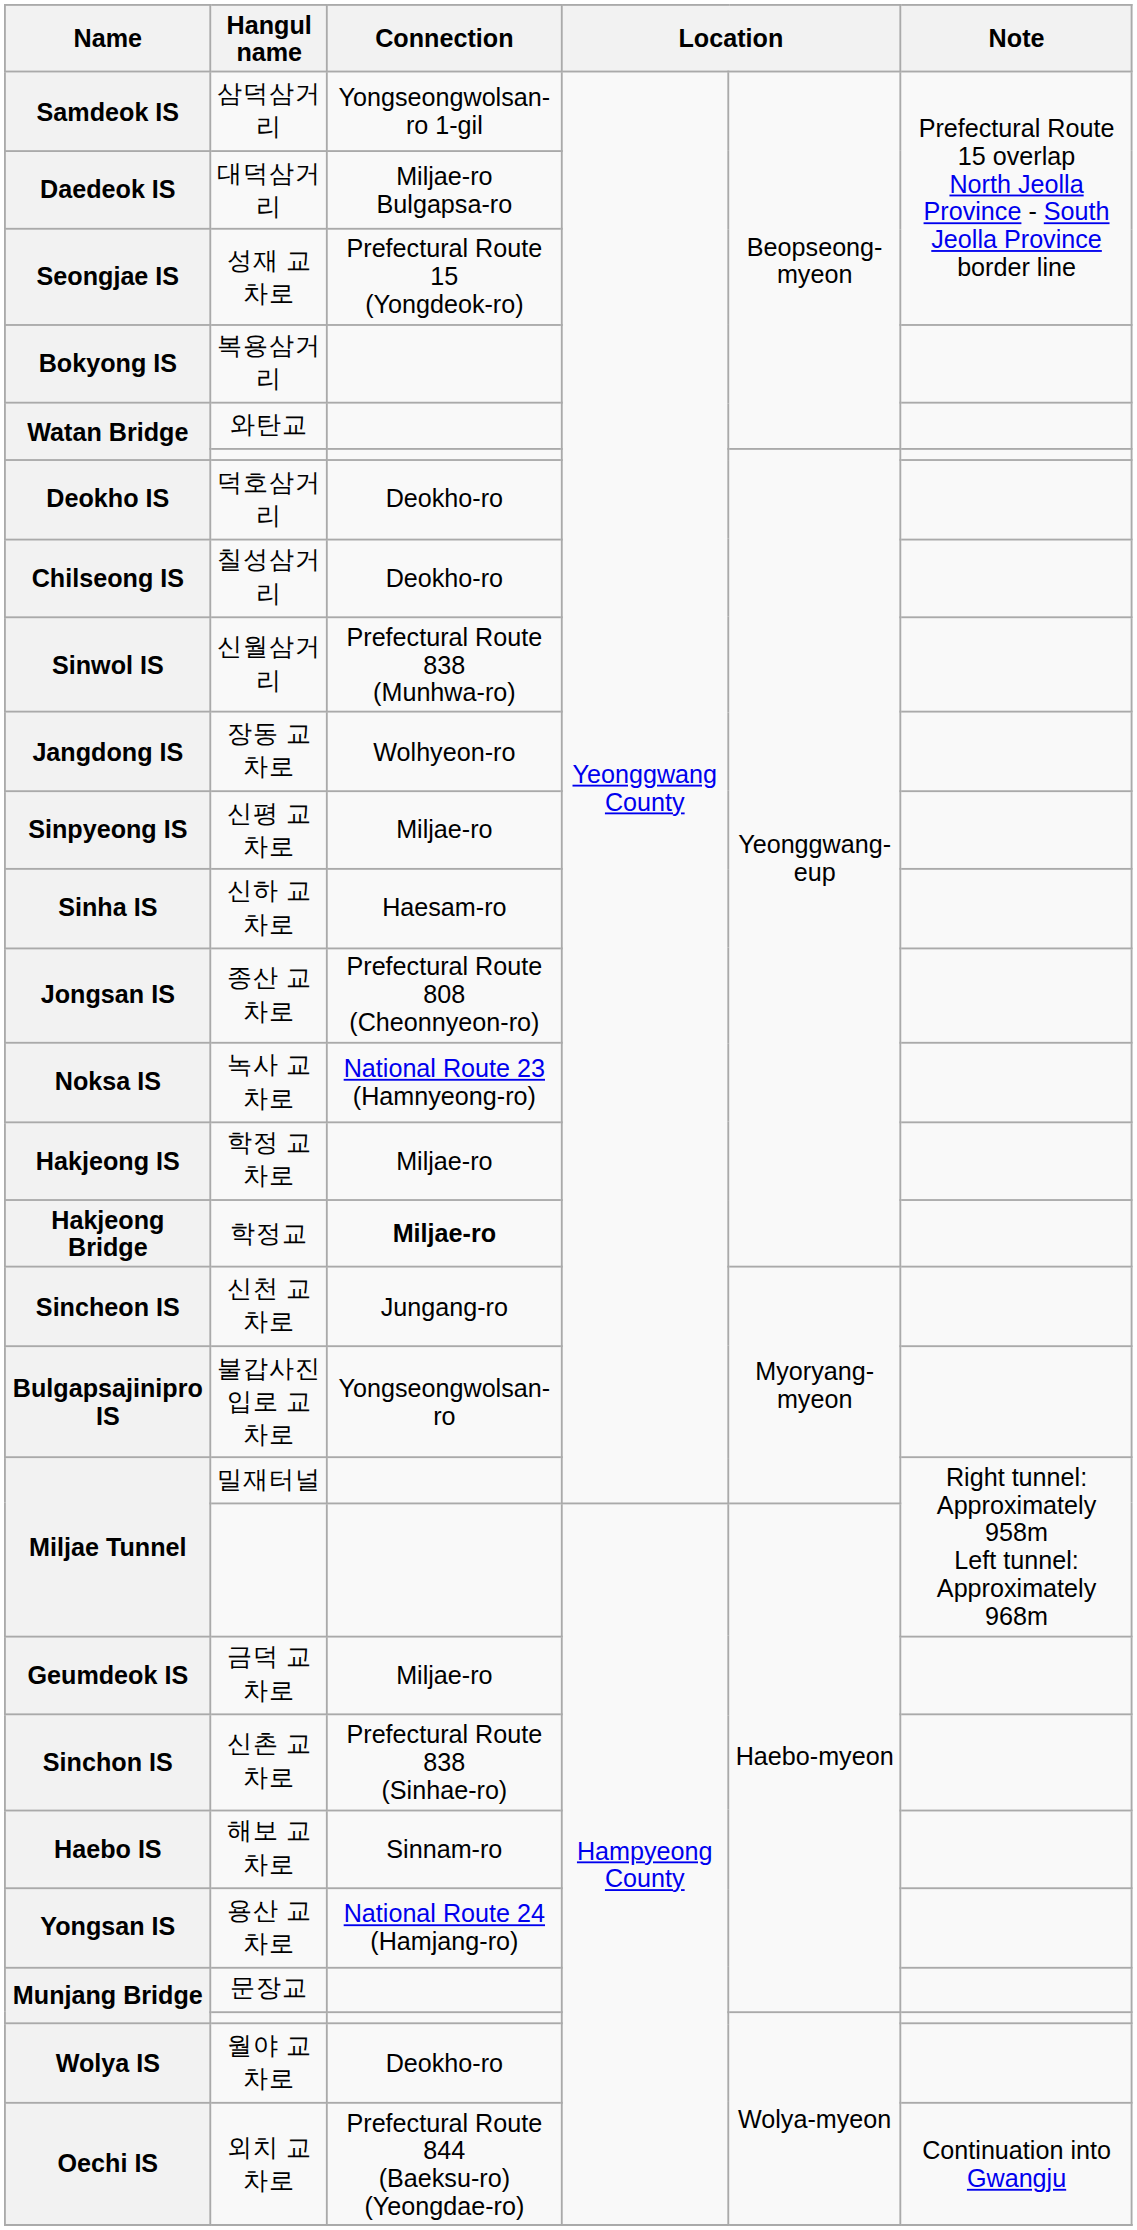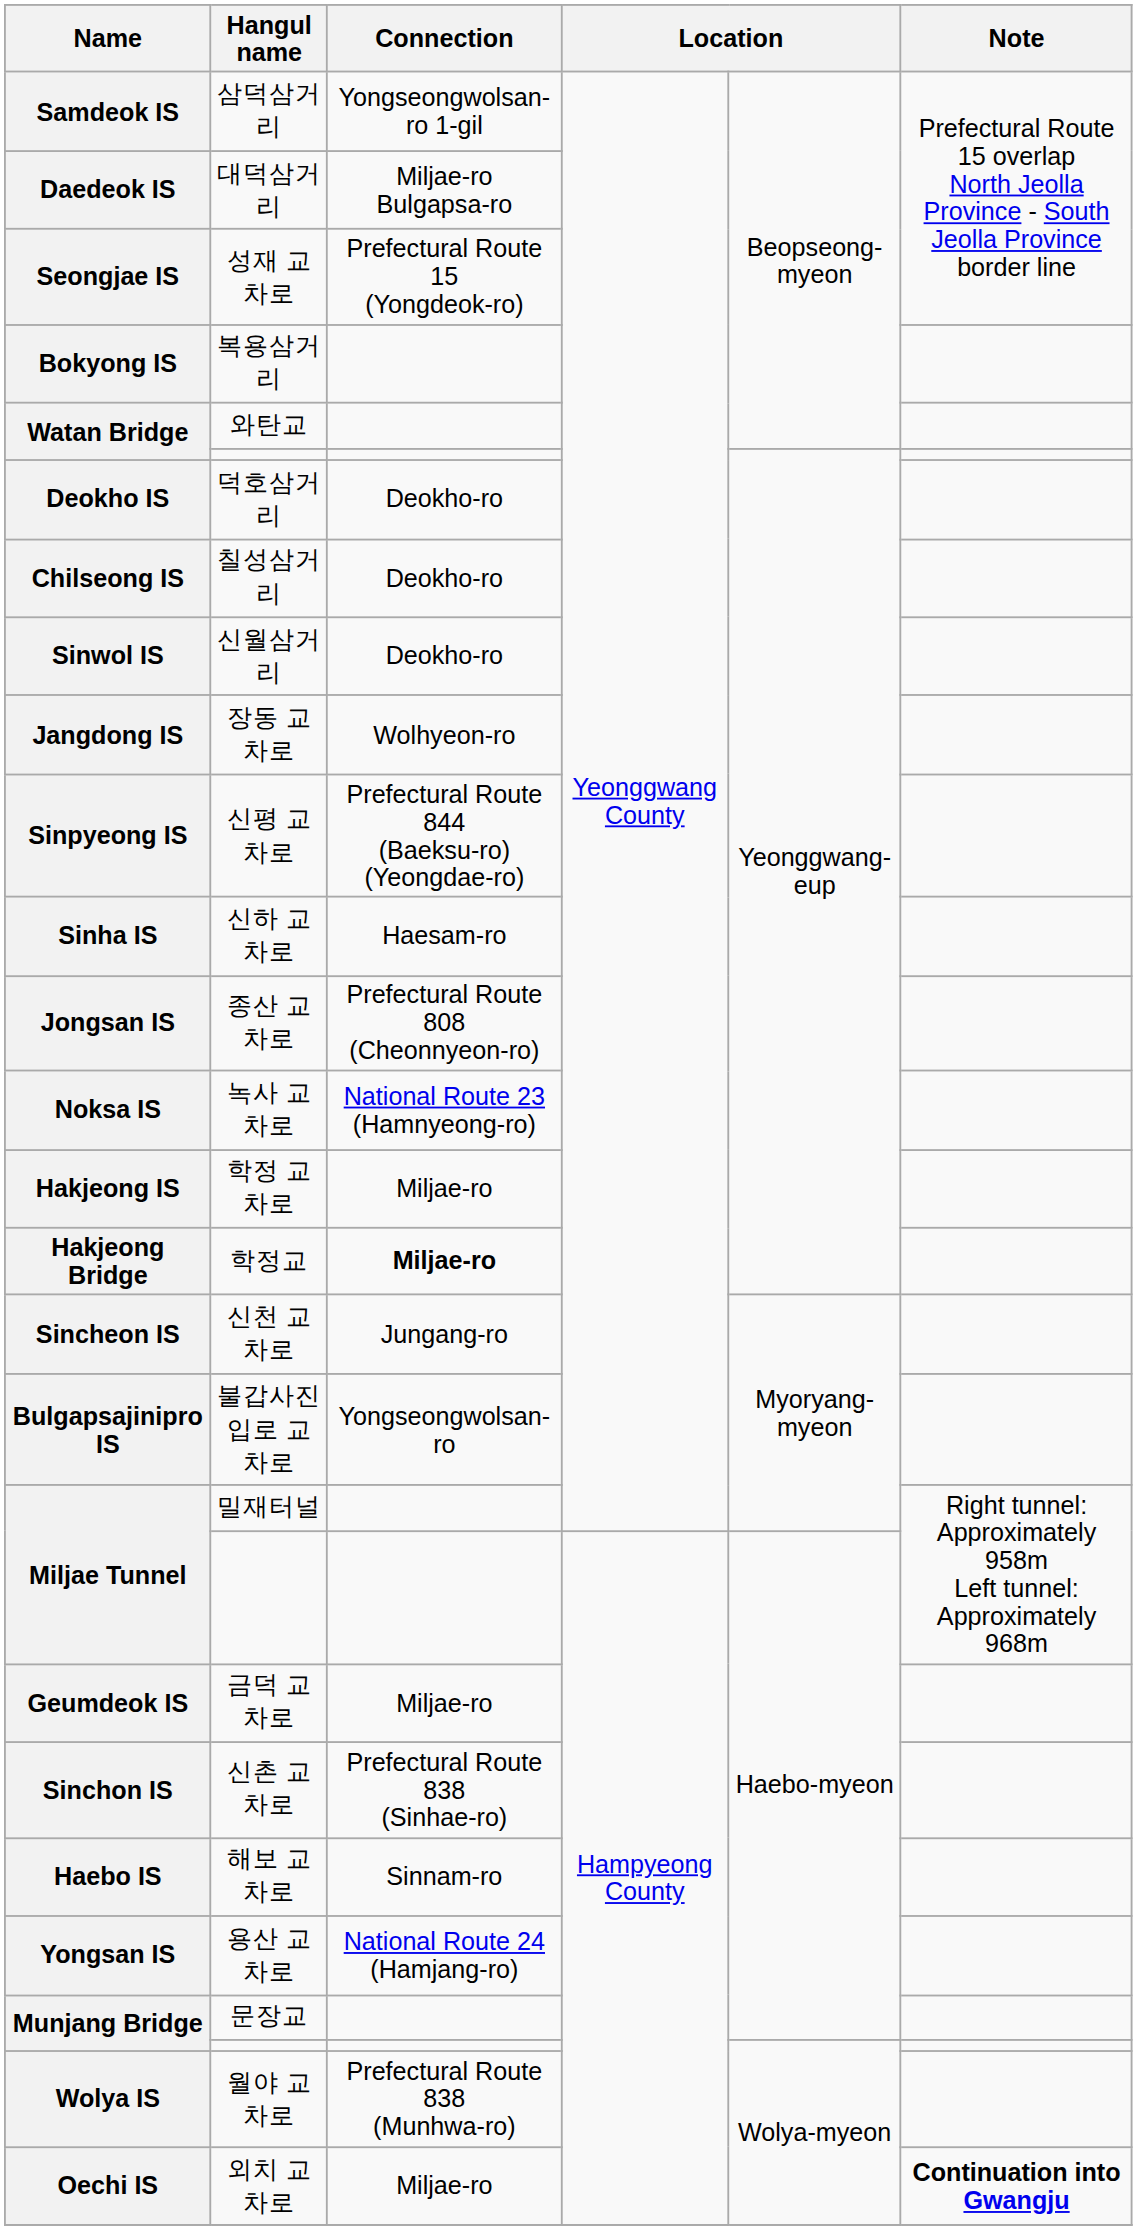(444, 664) Prefectural Route 838 (Munhwa-ro) -> (444, 656) Deokho-ro
(444, 830) Miljae-ro -> (444, 835) Prefectural Route 844 (Baeksu-ro) (Yeongdae-ro)
(444, 2063) Deokho-ro -> (444, 2099) Prefectural Route 838 (Munhwa-ro)
(444, 2164) Prefectural Route 844 (Baeksu-ro) (Yeongdae-ro) -> (444, 2186) Miljae-ro
(1017, 2164) normal -> (1017, 2186) bold
